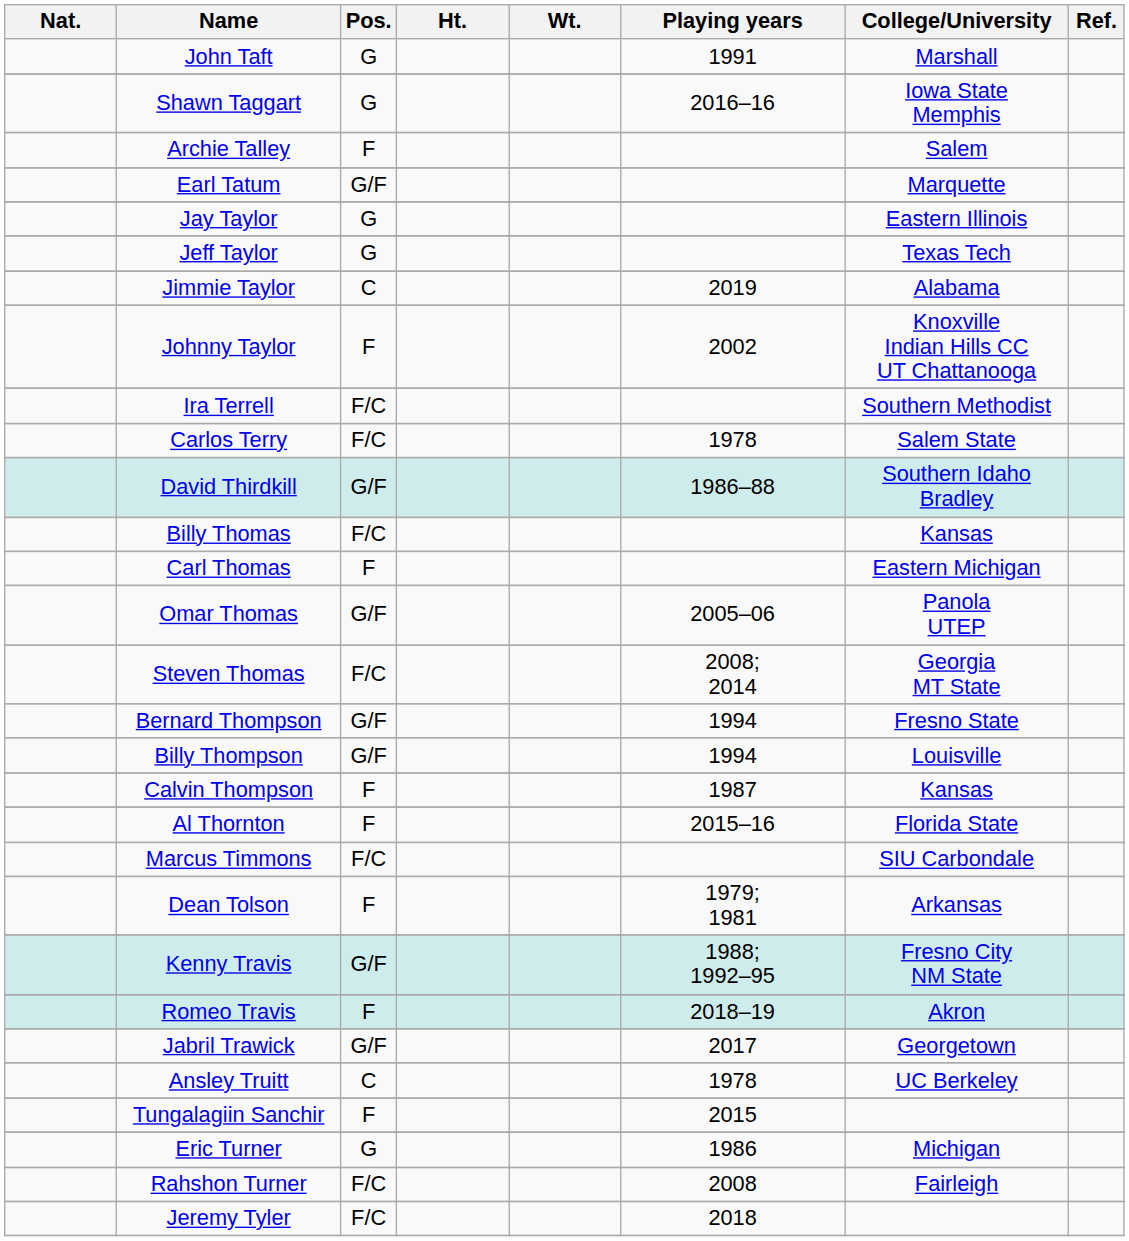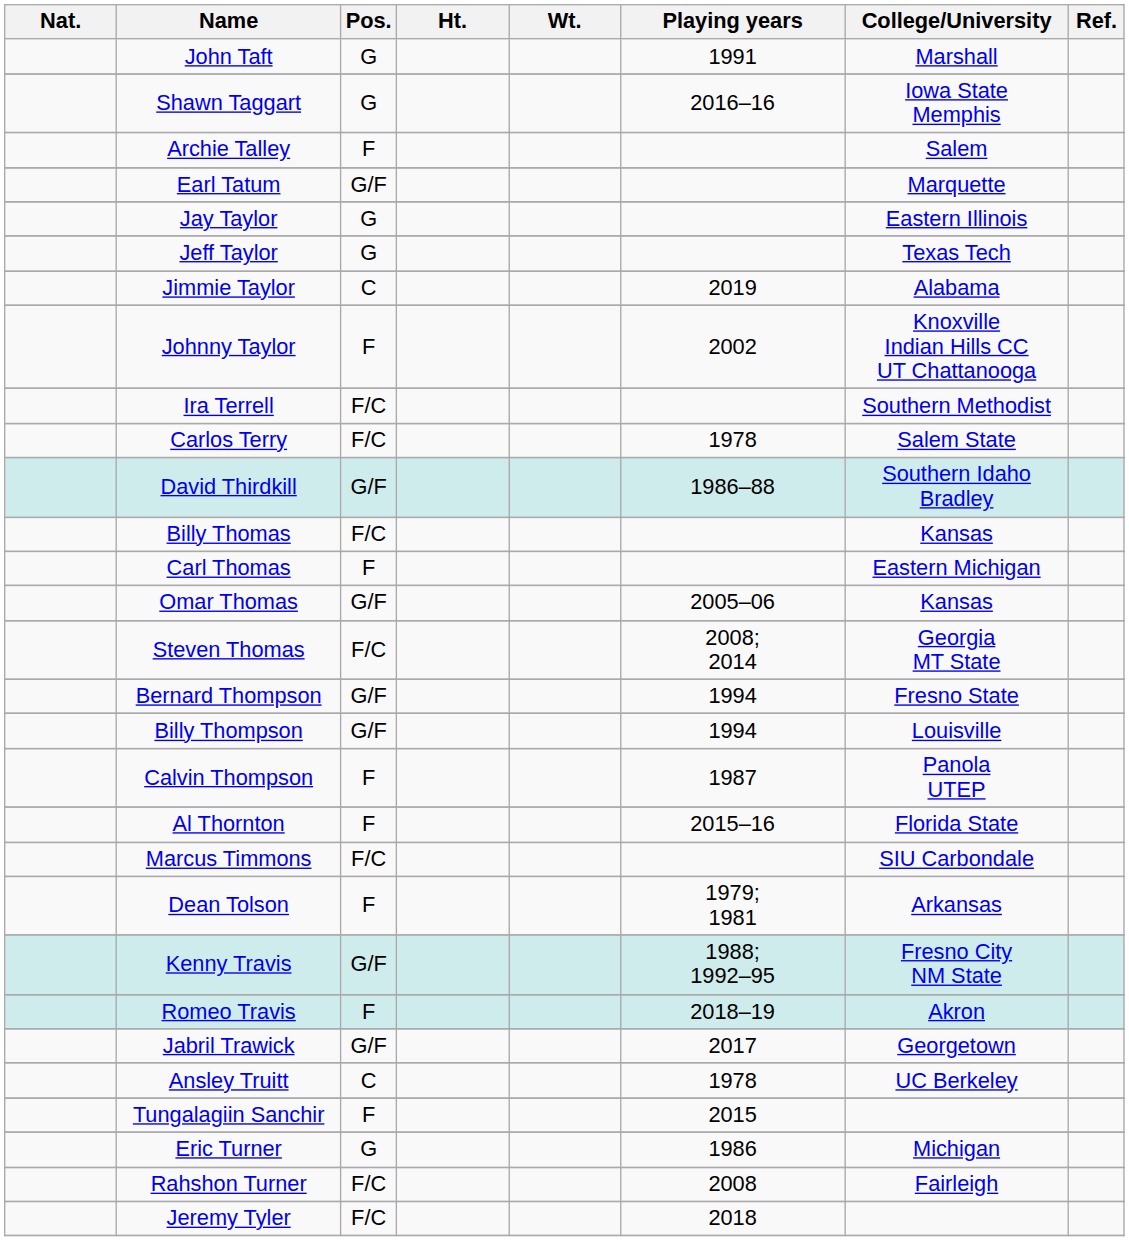(957, 615) Panola UTEP -> (957, 602) Kansas
(957, 789) Kansas -> (957, 777) Panola UTEP
